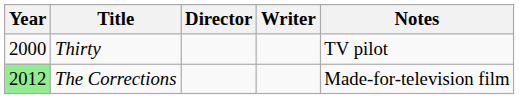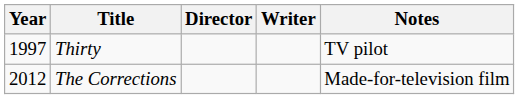(28, 49) 2000 -> (28, 49) 1997
(28, 78) lightgreen background -> (28, 78) no background
